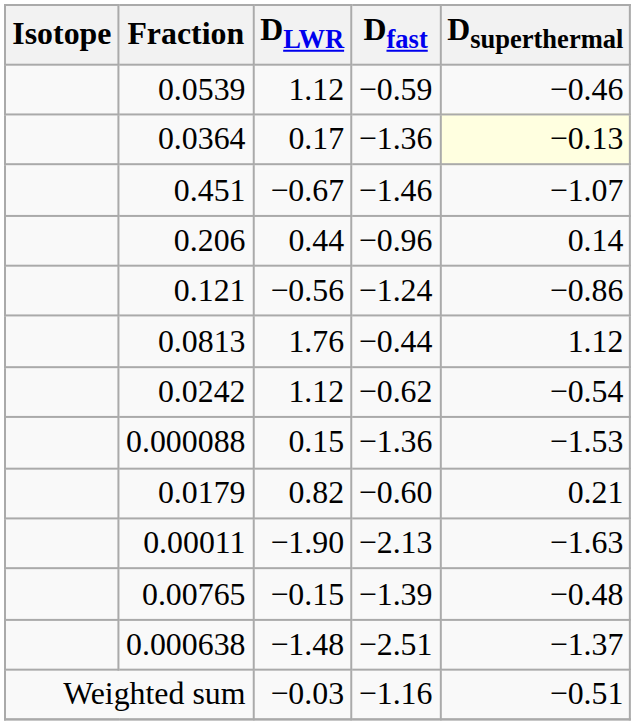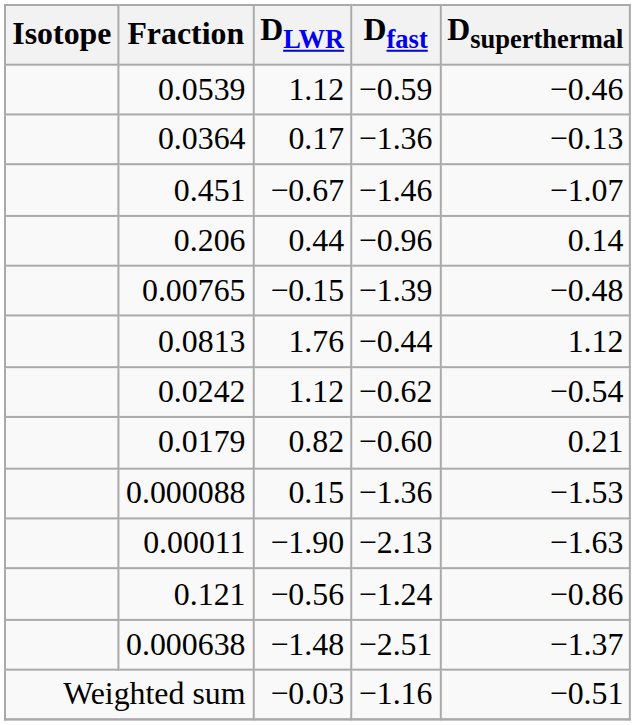(587, 139) lightyellow background -> (587, 139) no background
rows swapped: (210, 290) <-> (194, 593)
rows swapped: (186, 442) <-> (202, 492)
